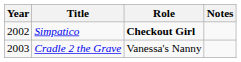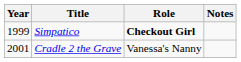(18, 31) 2002 -> (18, 31) 1999
(18, 48) 2003 -> (18, 48) 2001
